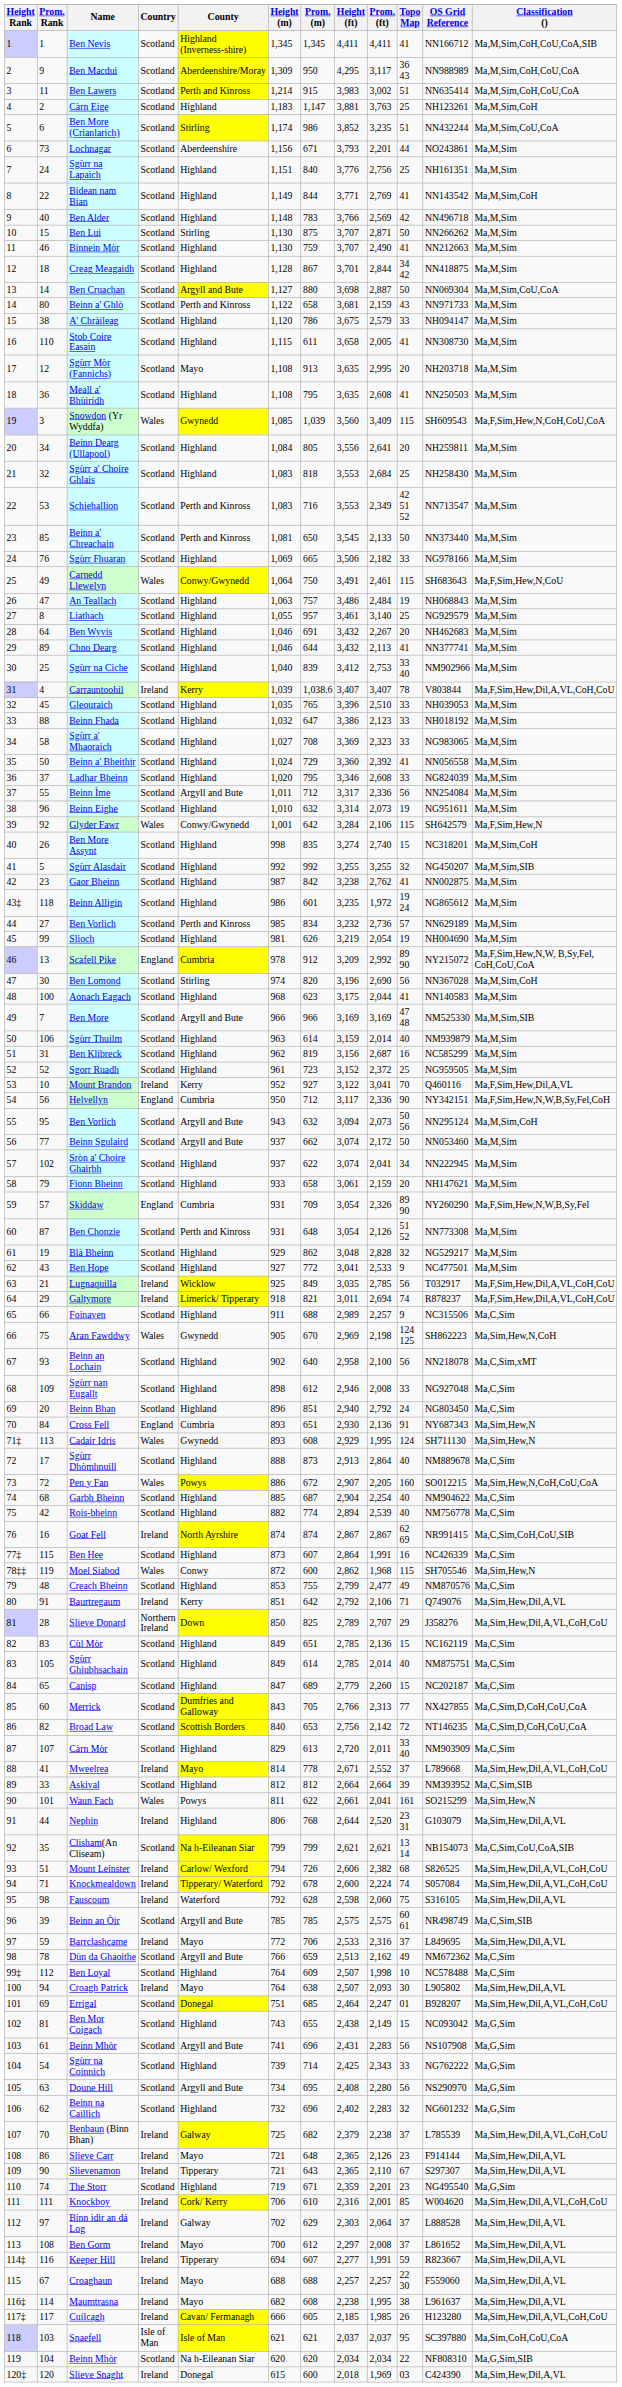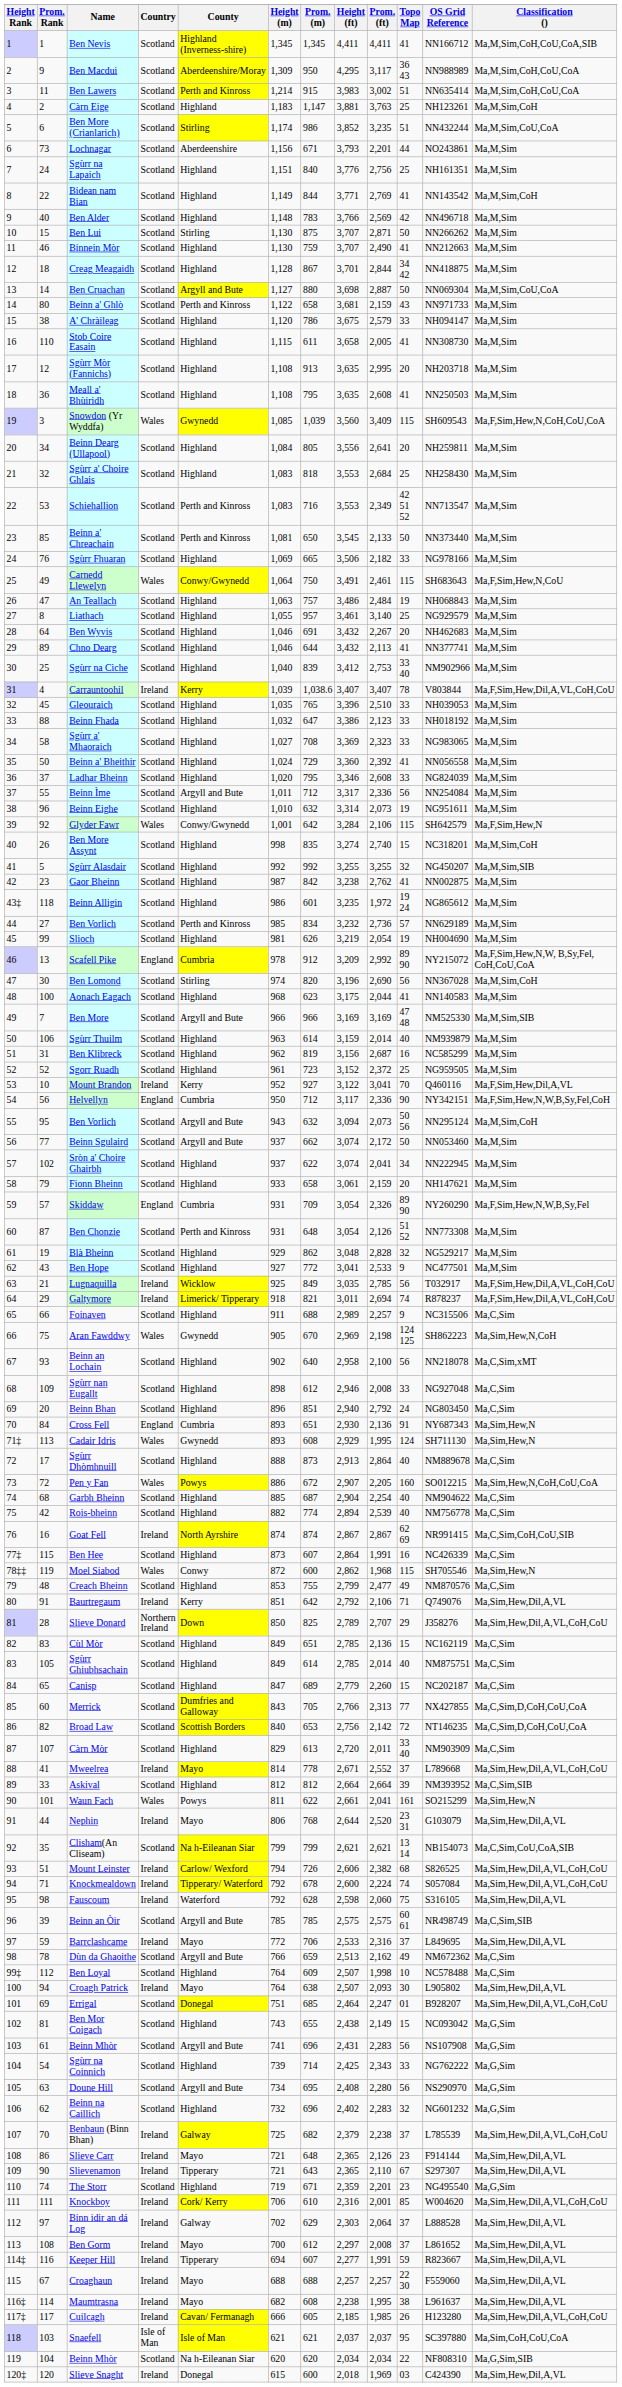(192, 368) Mayo -> (198, 368) Highland
(198, 1821) Highland -> (192, 1821) Mayo
